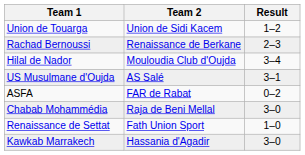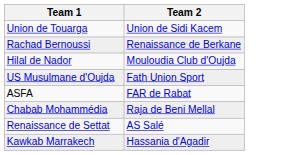- column: (272, 12)
(145, 77) AS Salé -> (165, 77) Fath Union Sport
(165, 126) Fath Union Sport -> (145, 126) AS Salé
